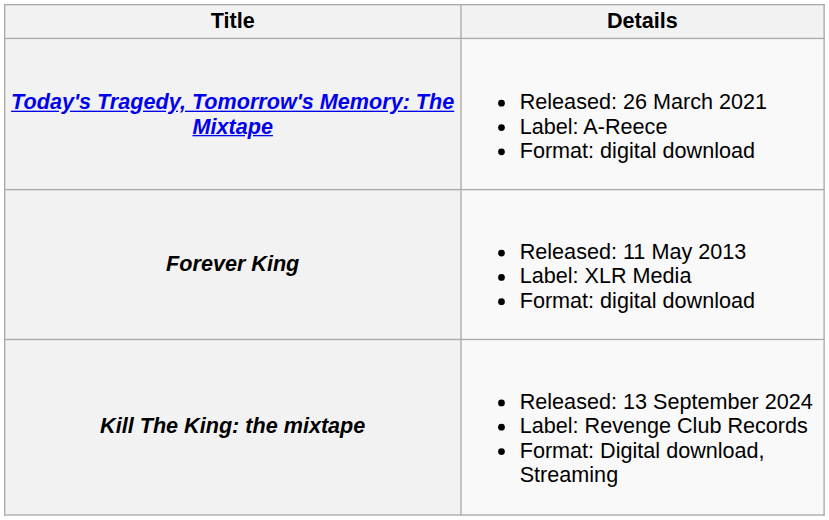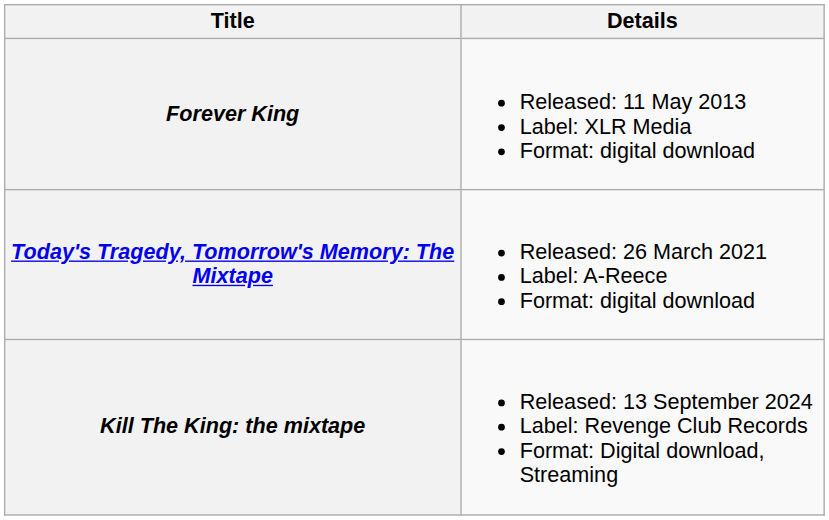rows swapped: (233, 264) <-> (233, 113)
